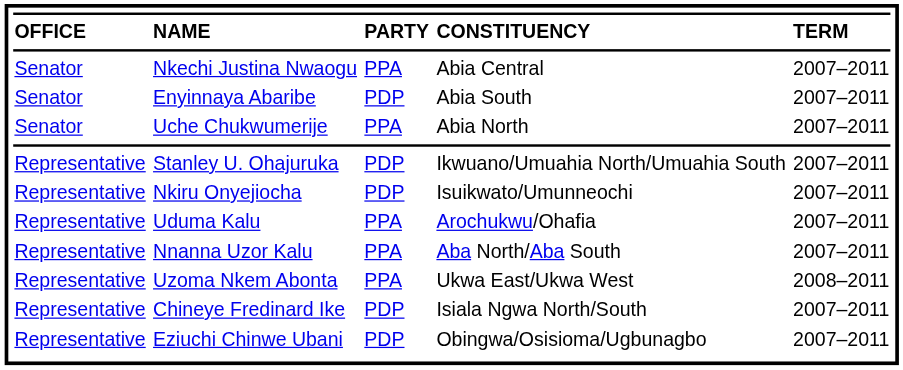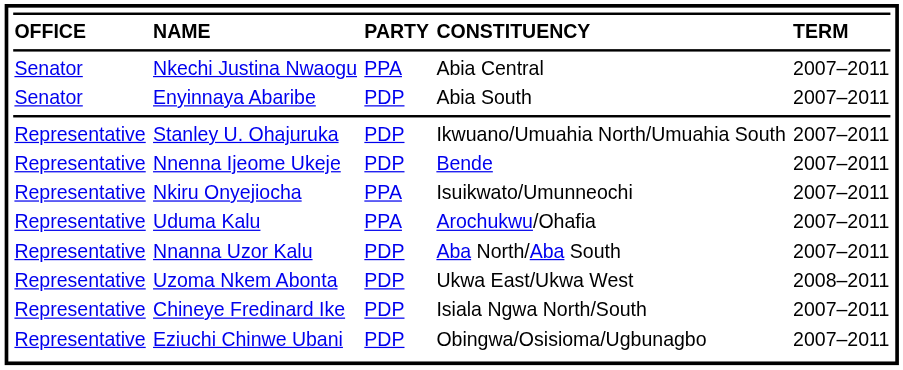- row: (240, 127)
+ row: (247, 163)
(384, 192) PDP -> (383, 192) PPA
(383, 251) PPA -> (384, 251) PDP
(383, 280) PPA -> (384, 280) PDP
